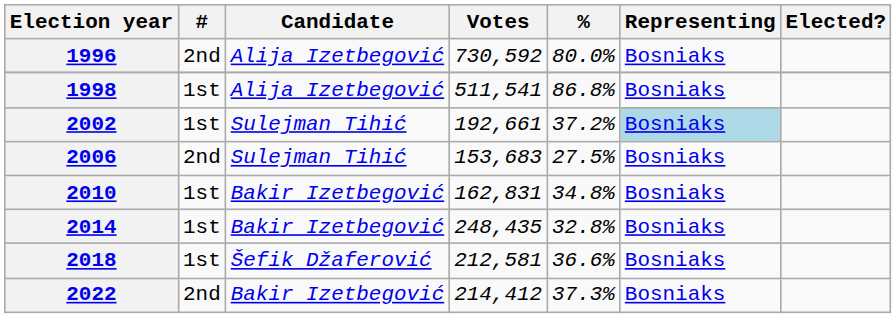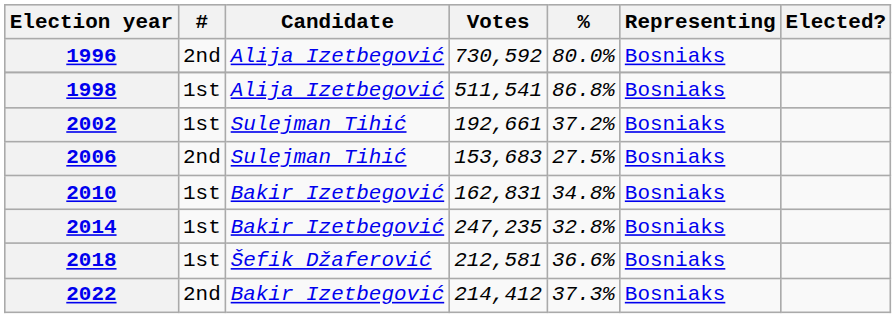(675, 124) lightblue background -> (675, 124) no background
(498, 227) 248,435 -> (498, 227) 247,235
